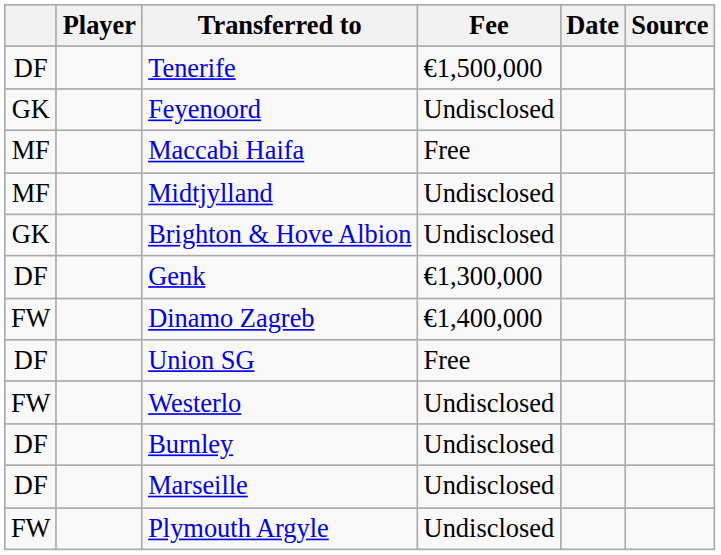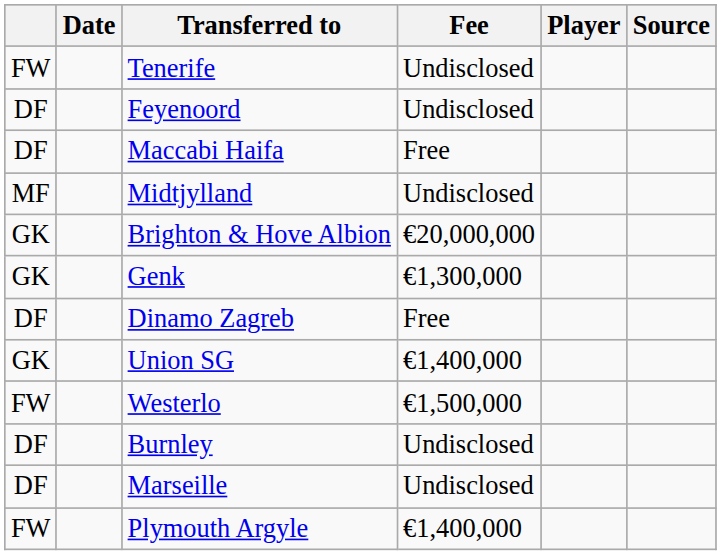columns swapped: (99, 25) <-> (593, 25)
(31, 67) DF -> (31, 67) FW
(483, 67) €1,500,000 -> (468, 67) Undisclosed
(31, 109) GK -> (31, 109) DF
(31, 151) MF -> (31, 151) DF
(489, 234) Undisclosed -> (469, 234) €20,000,000
(31, 276) DF -> (31, 276) GK
(31, 318) FW -> (31, 318) DF
(483, 318) €1,400,000 -> (427, 318) Free
(31, 360) DF -> (31, 360) GK
(447, 360) Free -> (462, 360) €1,400,000
(489, 402) Undisclosed -> (462, 402) €1,500,000
(489, 527) Undisclosed -> (462, 527) €1,400,000
